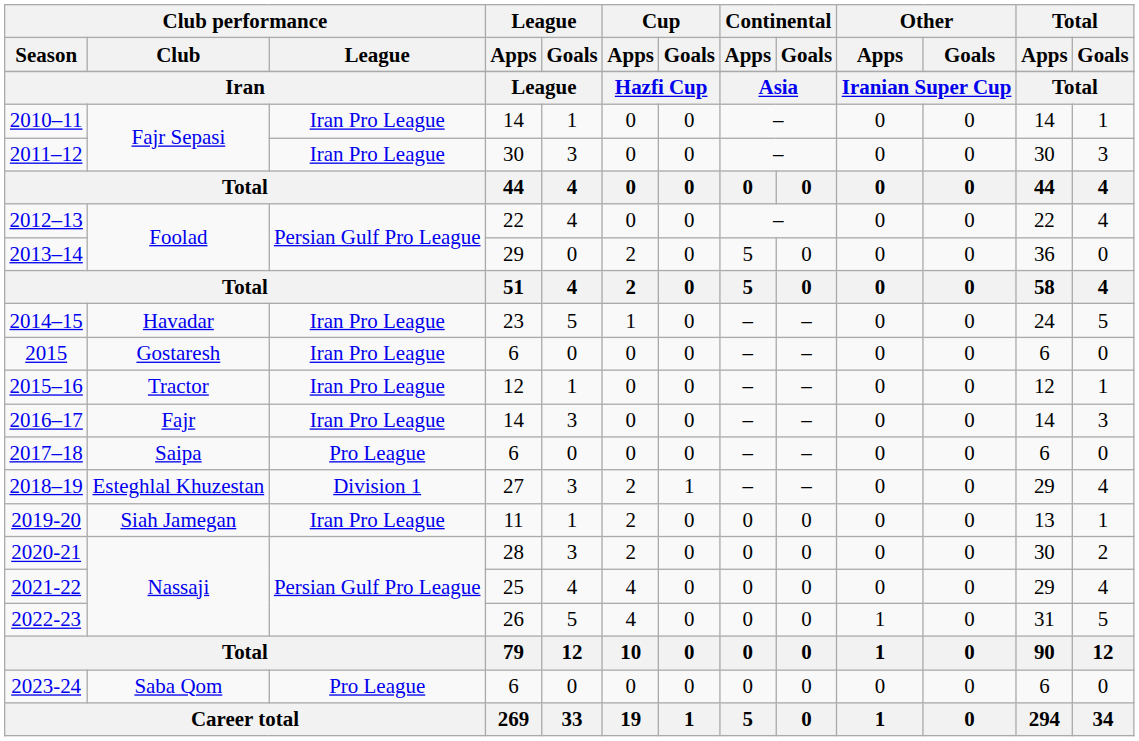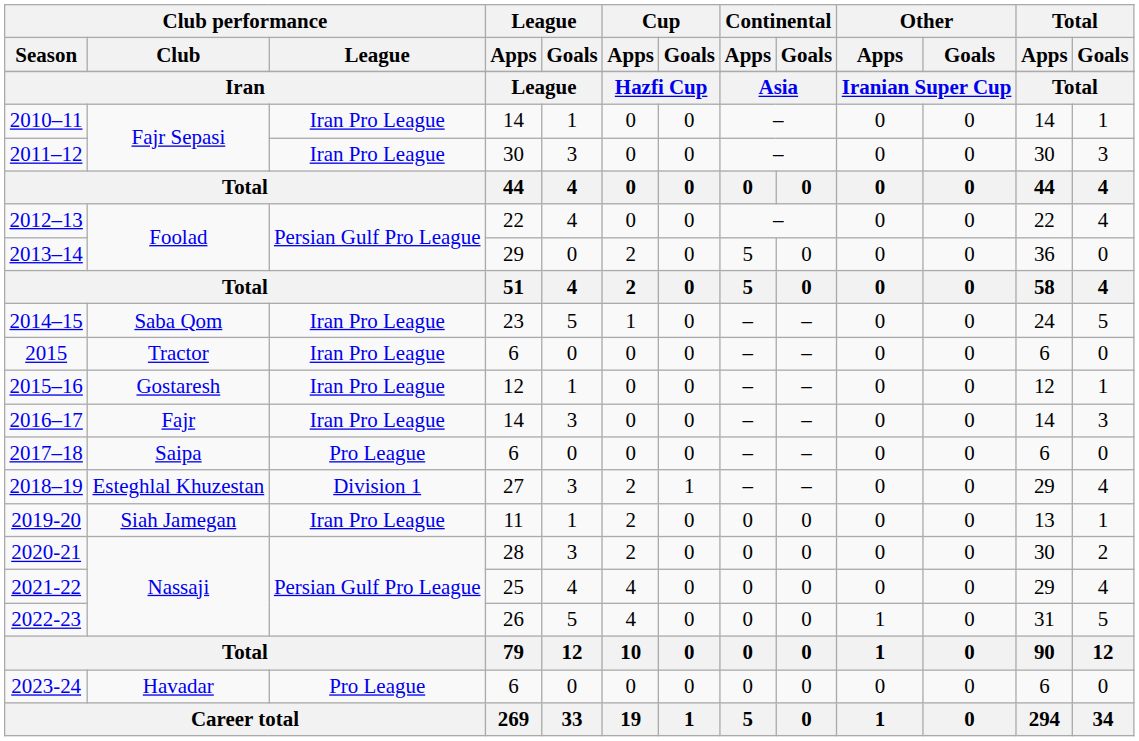(178, 320) Havadar -> (178, 320) Saba Qom
(178, 353) Gostaresh -> (178, 353) Tractor
(178, 386) Tractor -> (178, 386) Gostaresh
(178, 685) Saba Qom -> (178, 685) Havadar
